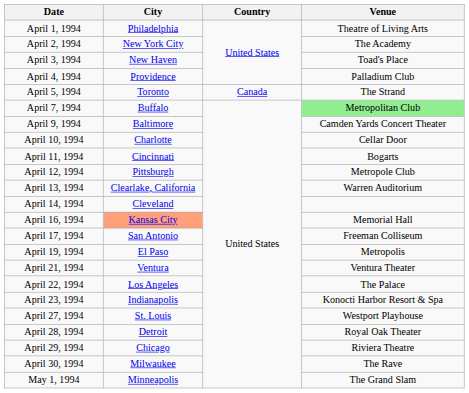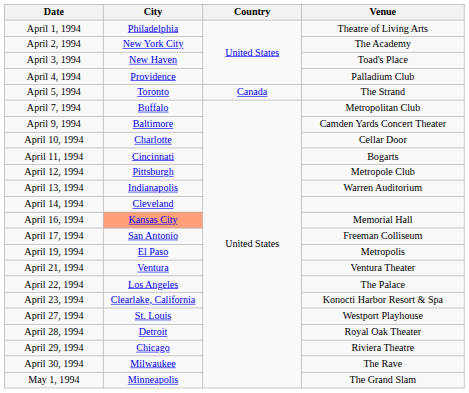(383, 108) lightgreen background -> (383, 108) no background
(153, 188) Clearlake, California -> (153, 188) Indianapolis
(153, 300) Indianapolis -> (153, 300) Clearlake, California
